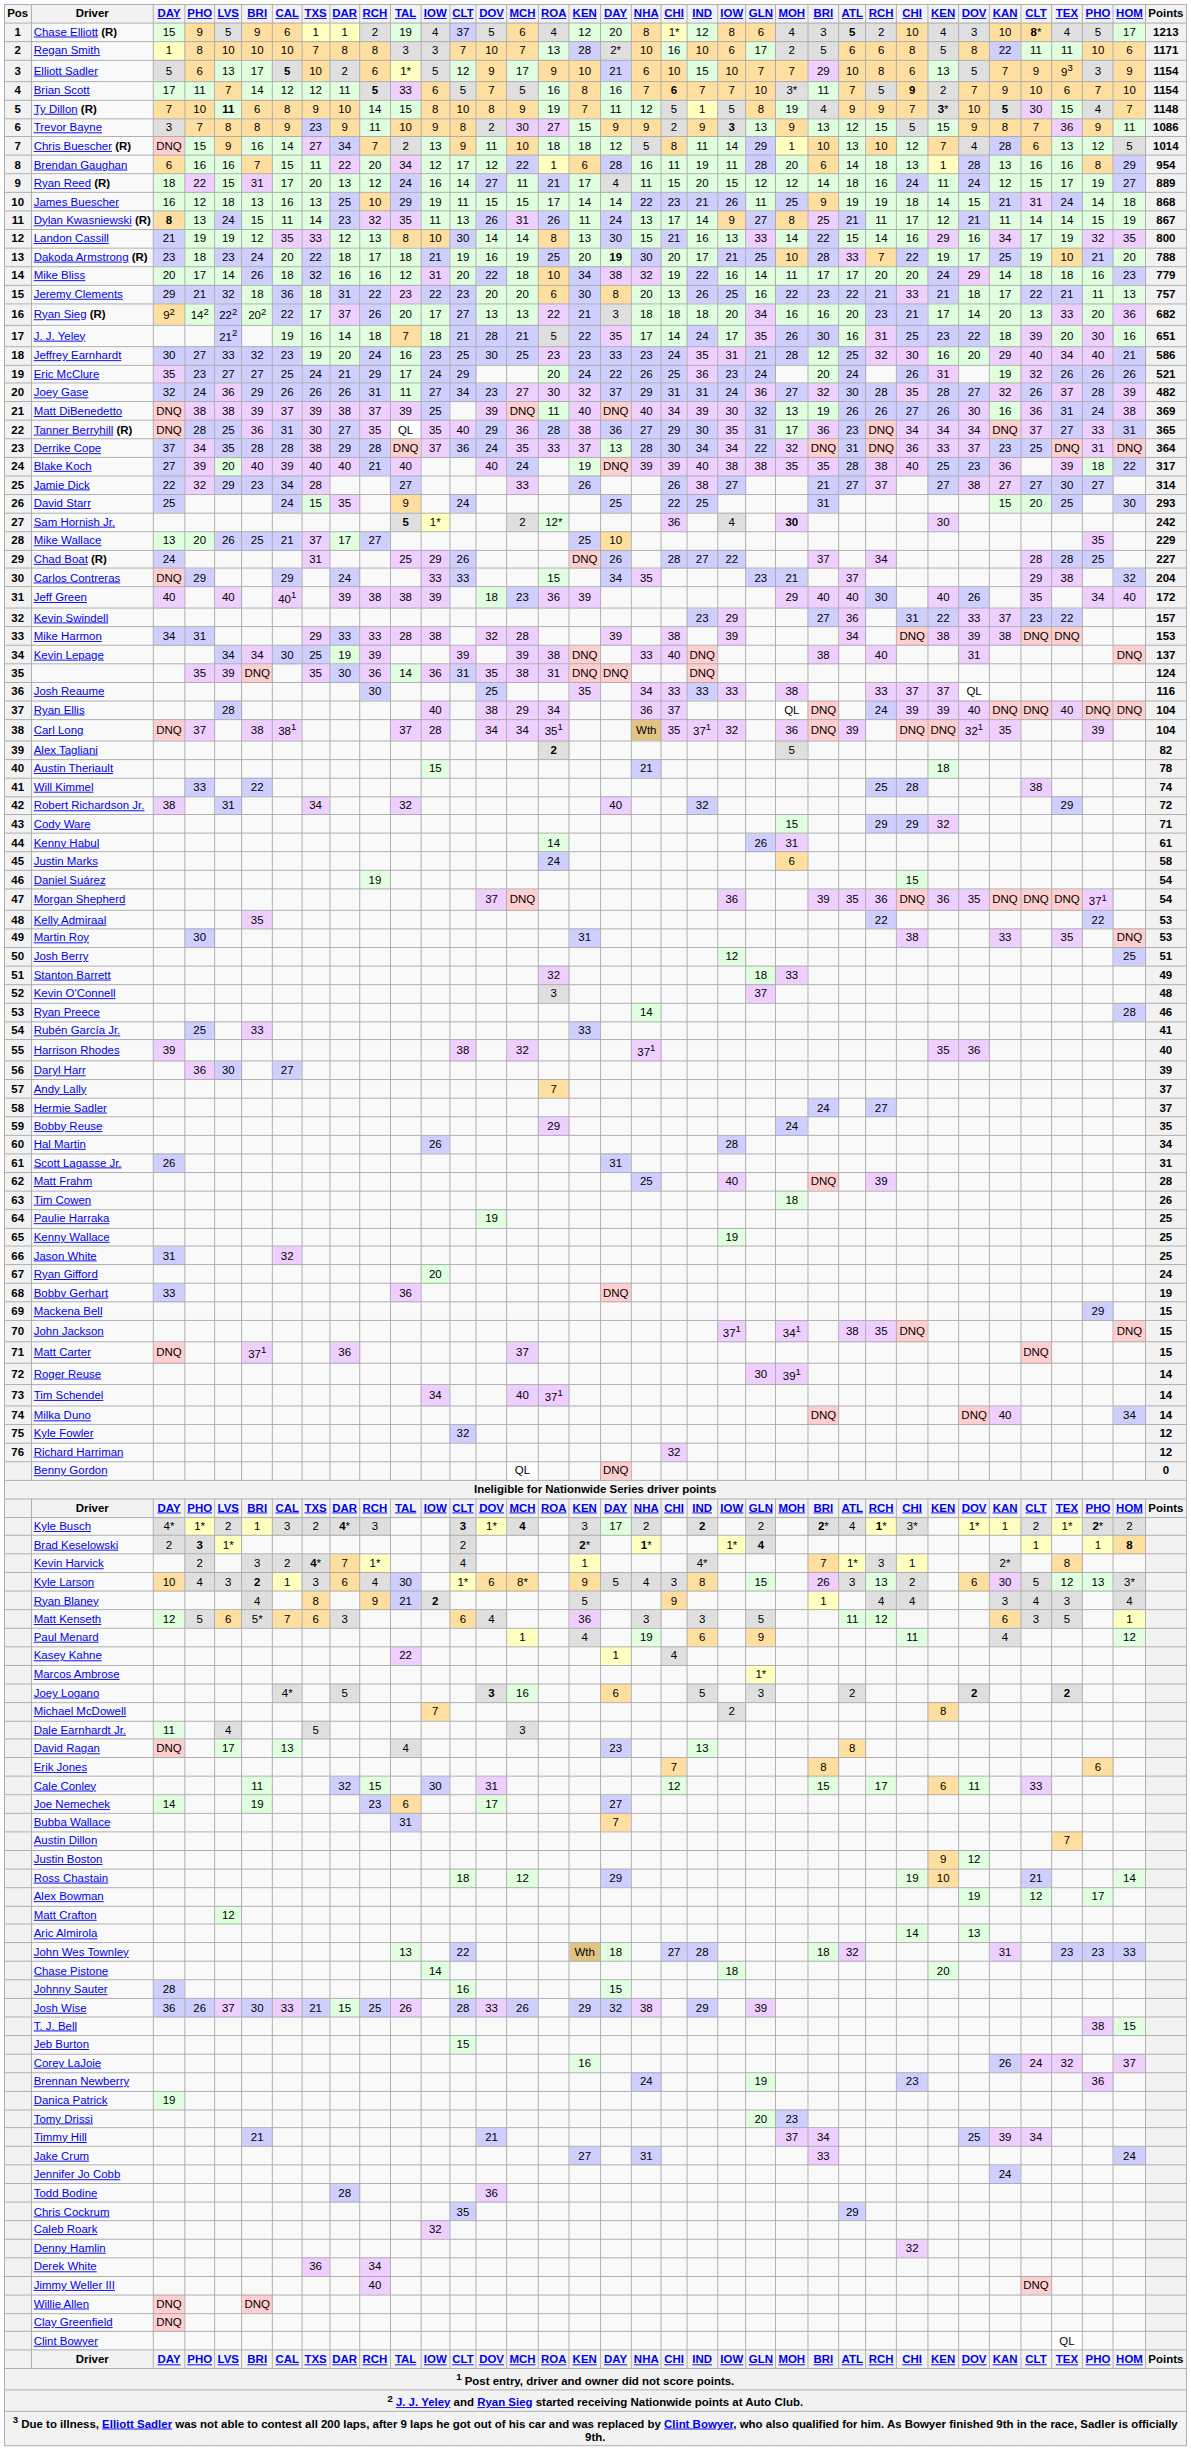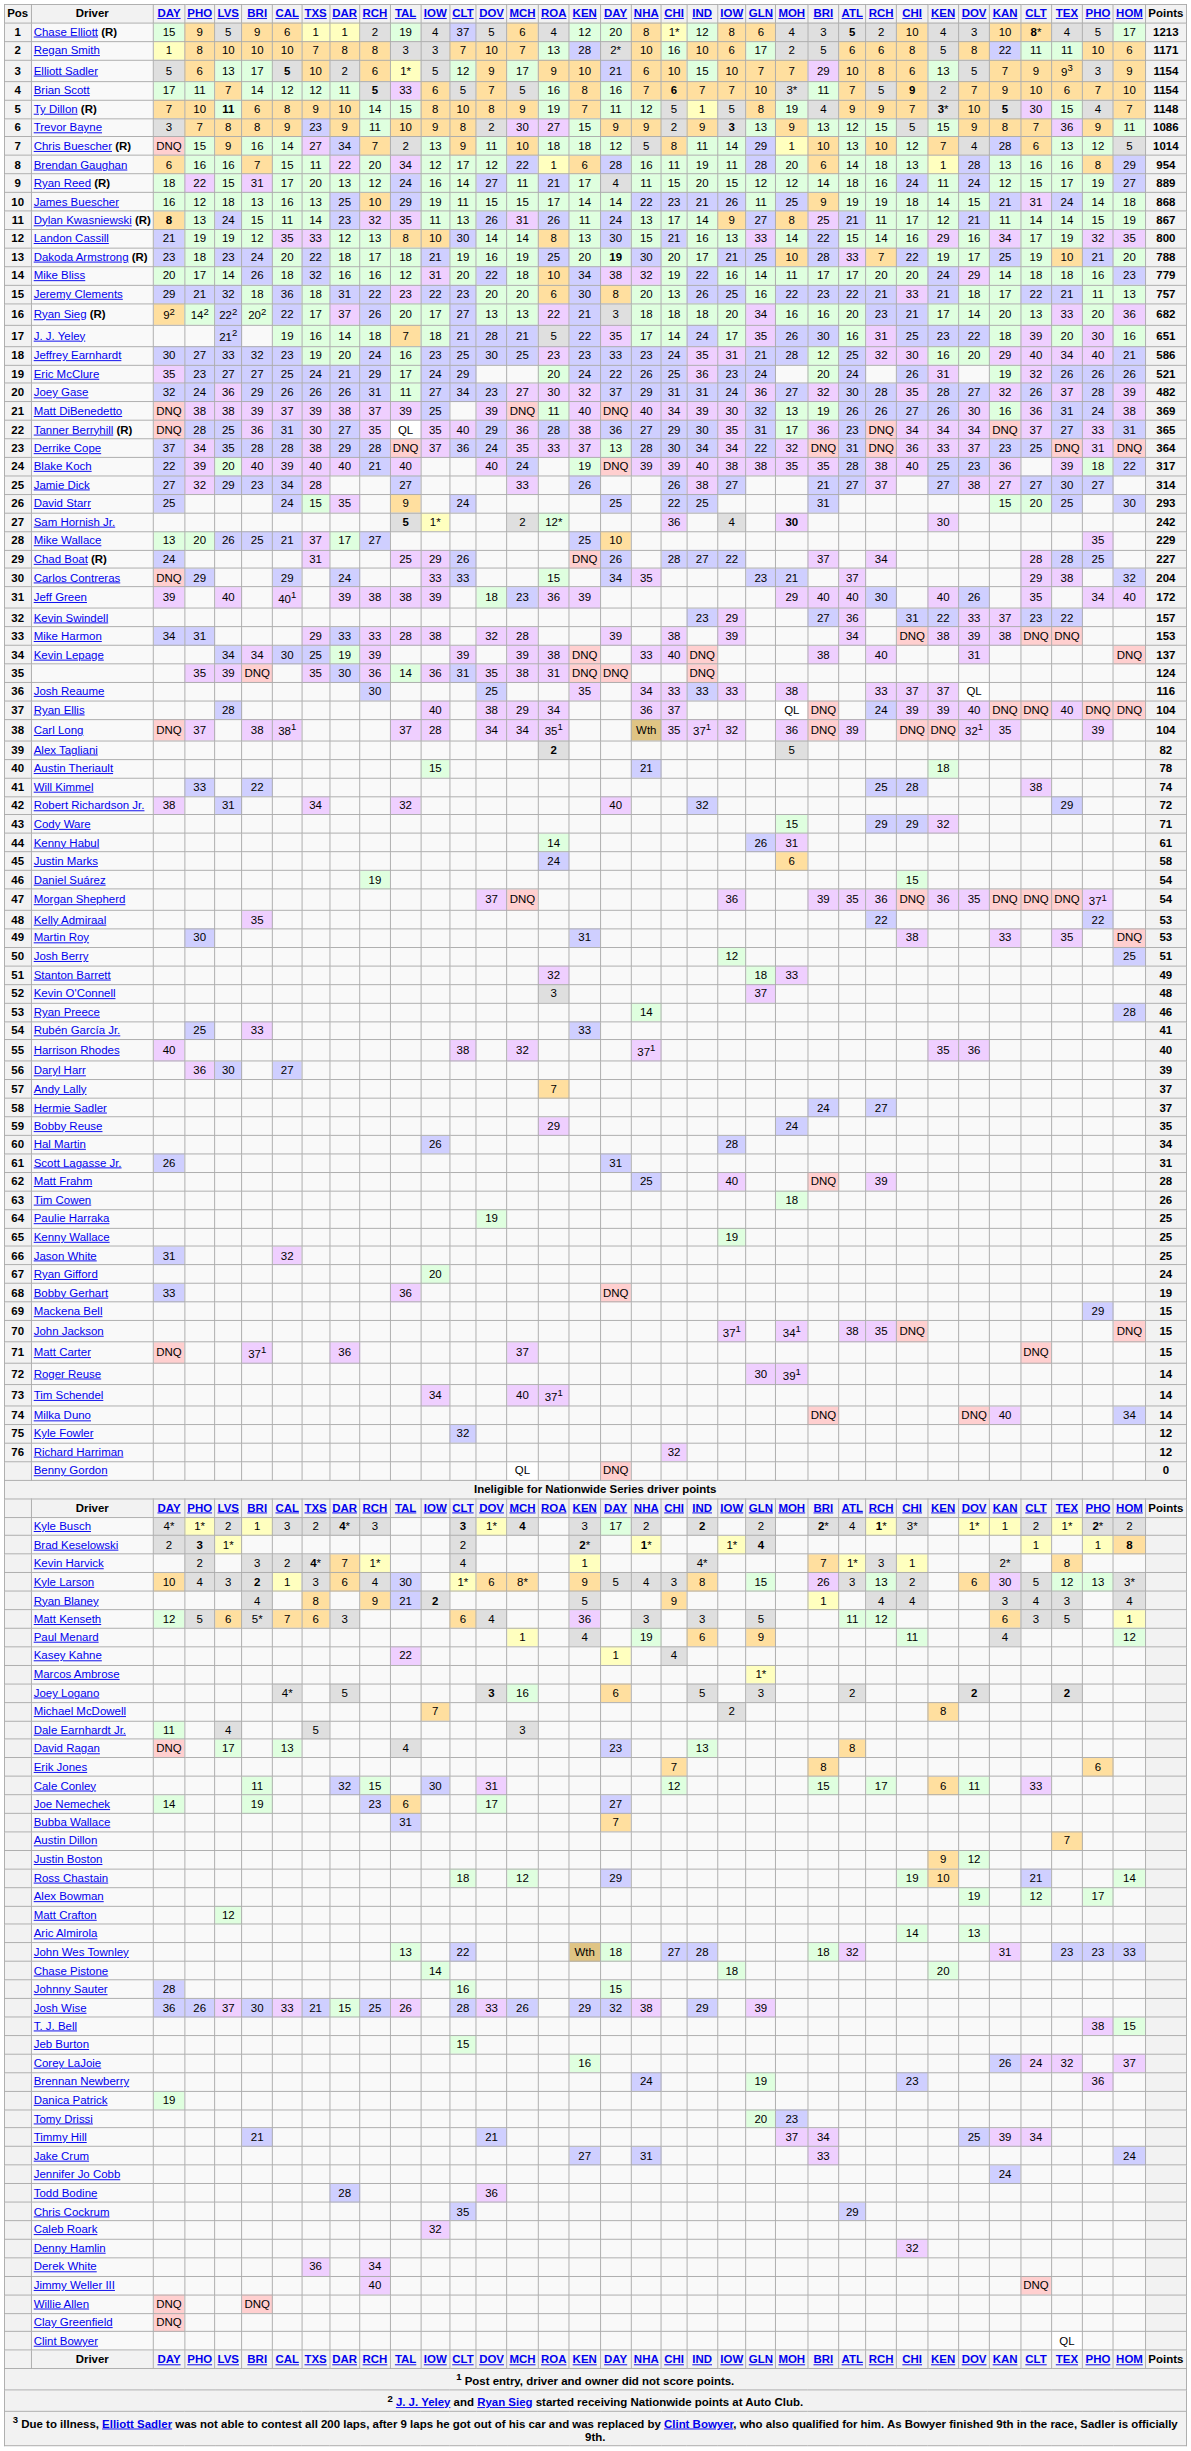(169, 467) 27 -> (169, 467) 22
(169, 485) 22 -> (169, 485) 27
(169, 598) 40 -> (169, 598) 39
(169, 1051) 39 -> (169, 1051) 40
